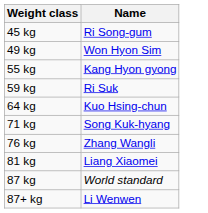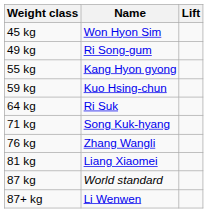+ column: (191, 13)
(118, 32) Ri Song-gum -> (122, 32) Won Hyon Sim
(122, 50) Won Hyon Sim -> (118, 50) Ri Song-gum
(101, 87) Ri Suk -> (125, 87) Kuo Hsing-chun
(125, 106) Kuo Hsing-chun -> (101, 106) Ri Suk
